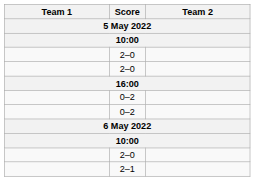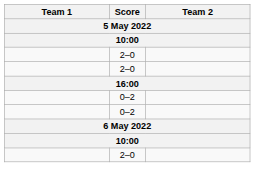- row: (57, 170)
